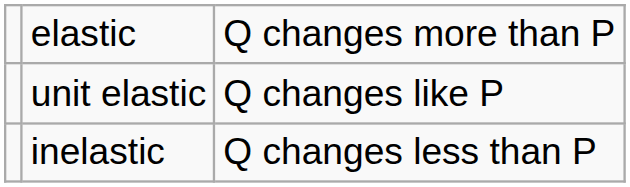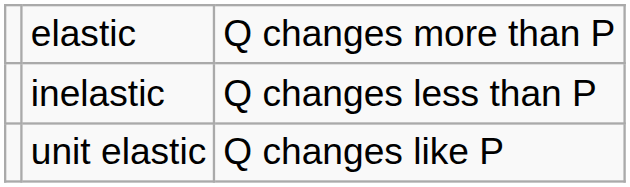rows swapped: (119, 92) <-> (98, 151)
